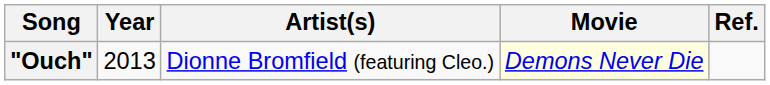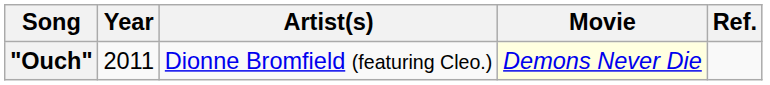(130, 60) 2013 -> (129, 60) 2011
